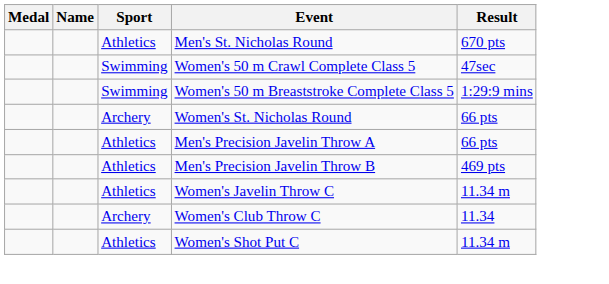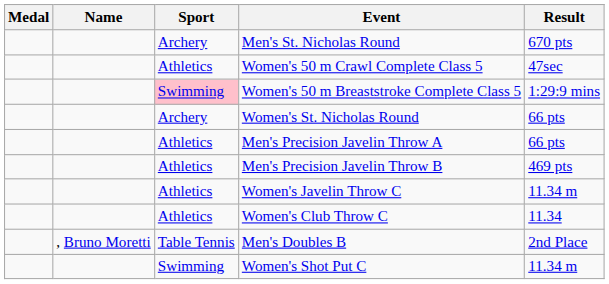(128, 42) Athletics -> (183, 42) Archery
(134, 67) Swimming -> (185, 67) Athletics
(134, 92) no background -> (191, 92) pink background
(126, 216) Archery -> (185, 216) Athletics
+ row: (294, 241)
(128, 241) Athletics -> (191, 266) Swimming
